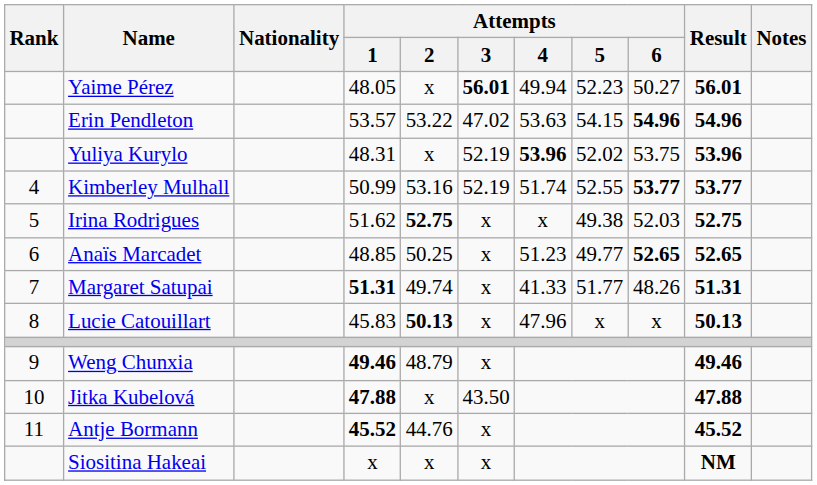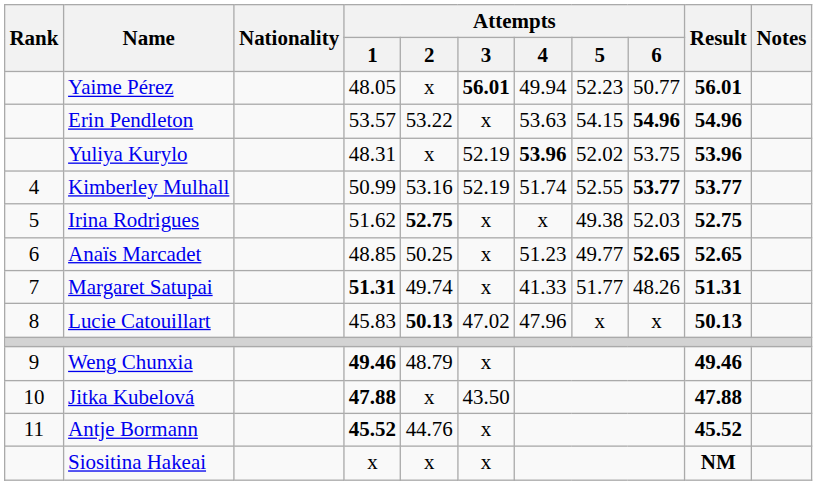(657, 87) 50.27 -> (657, 87) 50.77
(486, 120) 47.02 -> (486, 120) x
(486, 320) x -> (486, 320) 47.02
